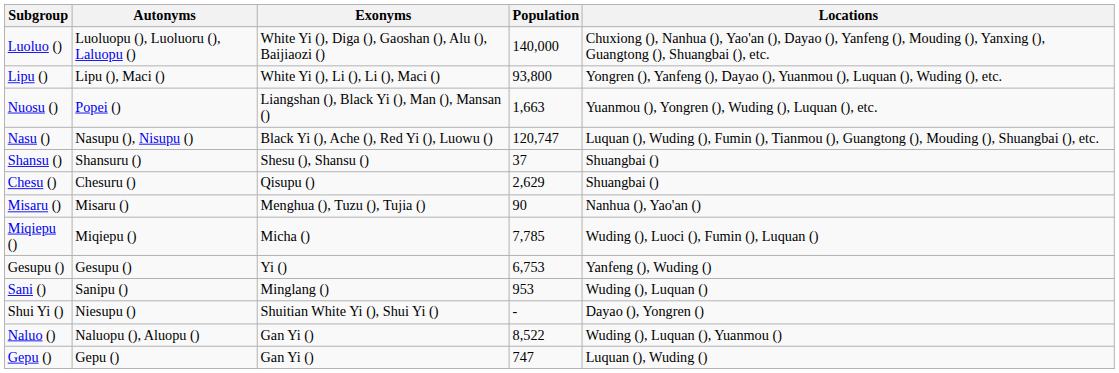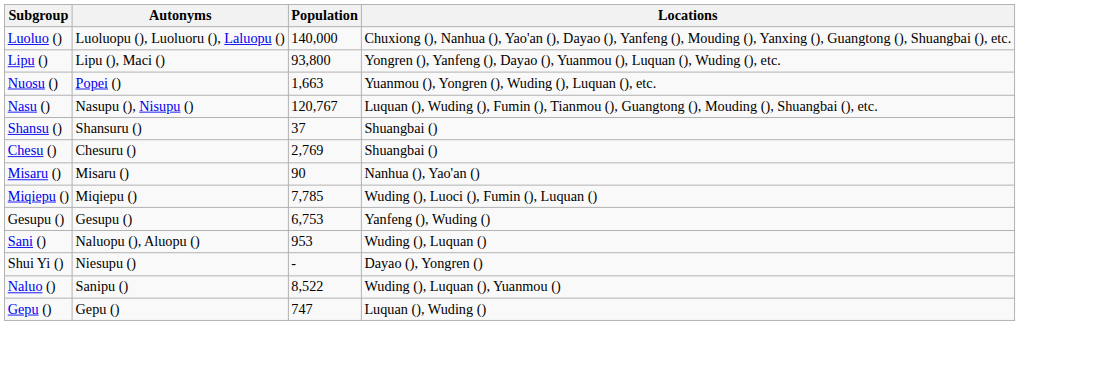- column: (383, 15)
(536, 138) 120,747 -> (314, 106) 120,767
(529, 183) 2,629 -> (307, 151) 2,769
(102, 289) Sanipu () -> (138, 241) Naluopu (), Aluopu ()
(137, 334) Naluopu (), Aluopu () -> (102, 286) Sanipu ()
